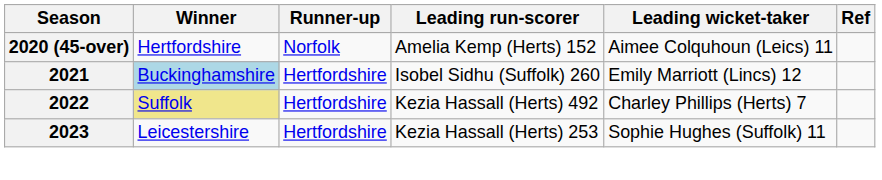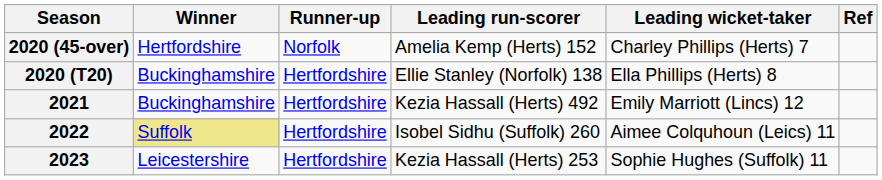(721, 47) Aimee Colquhoun (Leics) 11 -> (710, 47) Charley Phillips (Herts) 7
+ row: (69, 75)
(206, 75) lightblue background -> (206, 103) no background
(498, 75) Isobel Sidhu (Suffolk) 260 -> (497, 103) Kezia Hassall (Herts) 492
(497, 103) Kezia Hassall (Herts) 492 -> (498, 132) Isobel Sidhu (Suffolk) 260
(707, 103) Charley Phillips (Herts) 7 -> (723, 132) Aimee Colquhoun (Leics) 11
